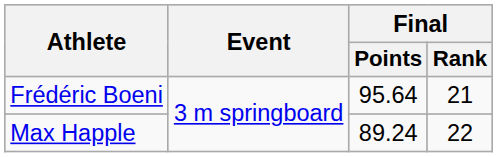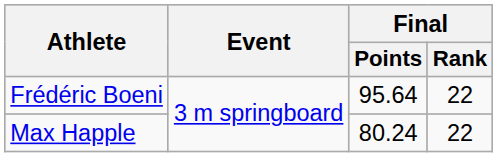(460, 96) 21 -> (460, 96) 22
(388, 133) 89.24 -> (388, 133) 80.24
